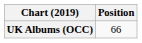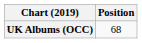(116, 29) 66 -> (116, 29) 68
